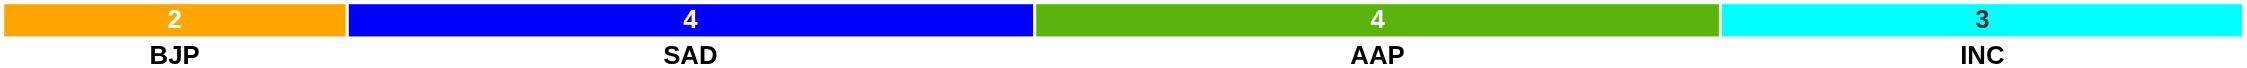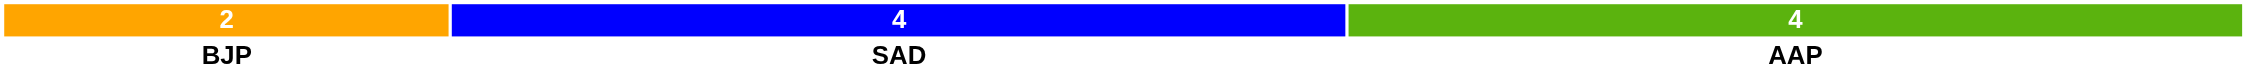- column: (1982, 20)
